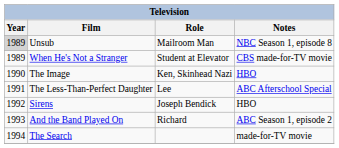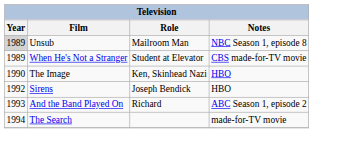- row: (91, 89)
